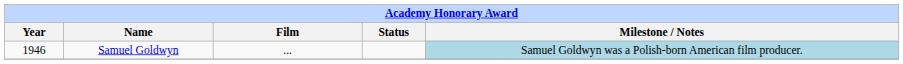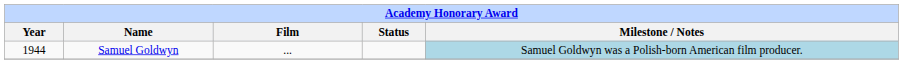(34, 50) 1946 -> (34, 50) 1944
